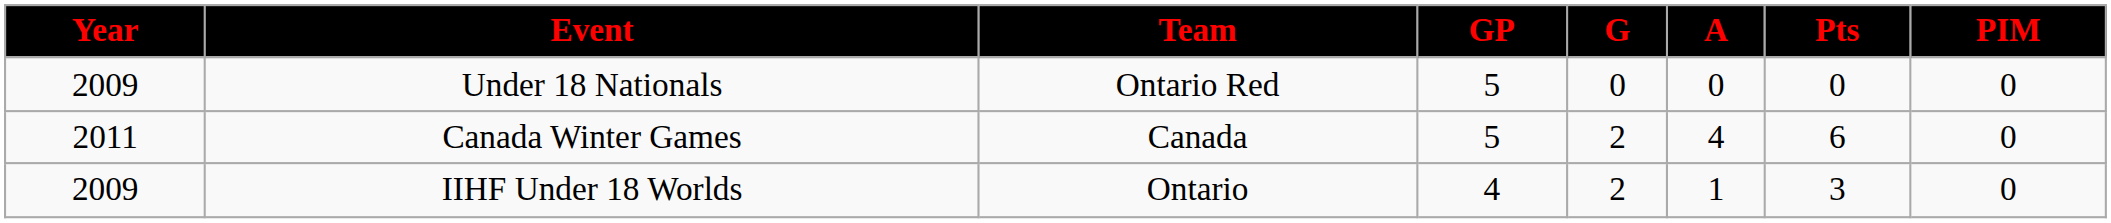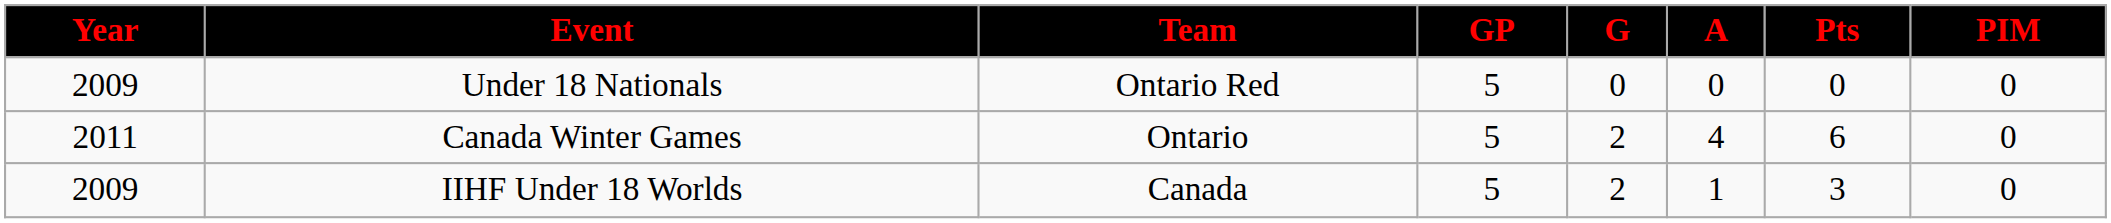(1198, 136) Canada -> (1198, 136) Ontario
(1198, 189) Ontario -> (1198, 189) Canada
(1492, 189) 4 -> (1492, 189) 5
